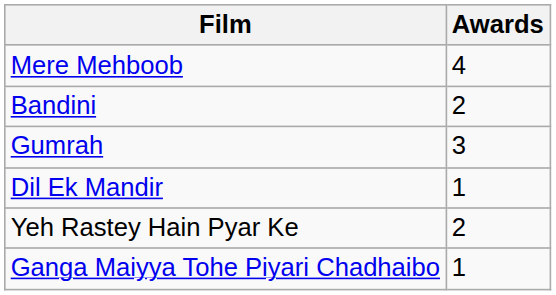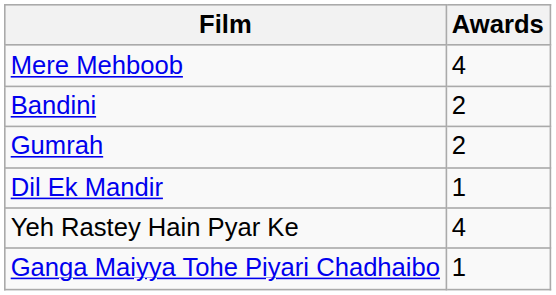(459, 146) 3 -> (459, 146) 2
(459, 227) 2 -> (459, 227) 4
